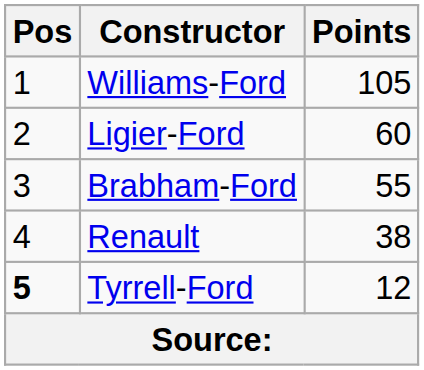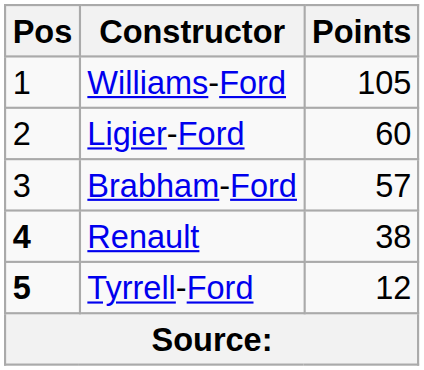(393, 185) 55 -> (393, 185) 57
(22, 237) normal -> (22, 237) bold
